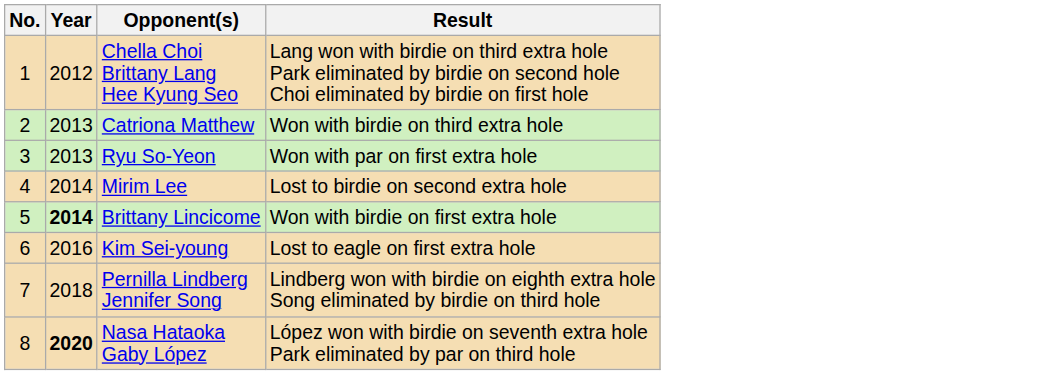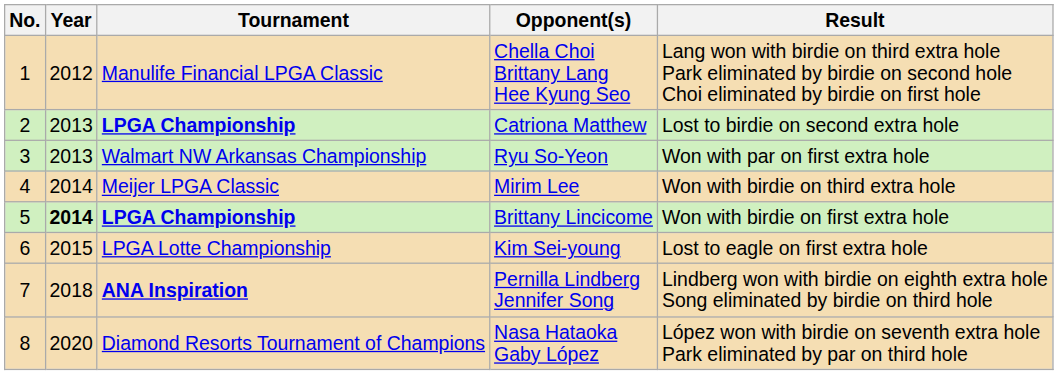+ column: (293, 20)
(416, 125) Won with birdie on third extra hole -> (811, 125) Lost to birdie on second extra hole
(418, 187) Lost to birdie on second extra hole -> (809, 187) Won with birdie on third extra hole
(71, 249) 2016 -> (71, 249) 2015
(71, 343) bold -> (71, 343) normal
